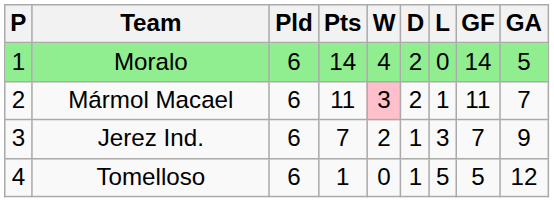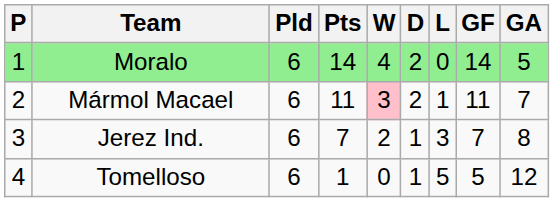(524, 138) 9 -> (524, 138) 8
